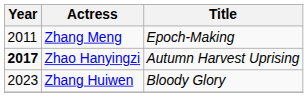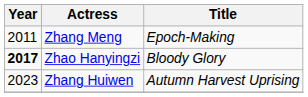(223, 59) Autumn Harvest Uprising -> (186, 59) Bloody Glory
(186, 80) Bloody Glory -> (223, 80) Autumn Harvest Uprising
